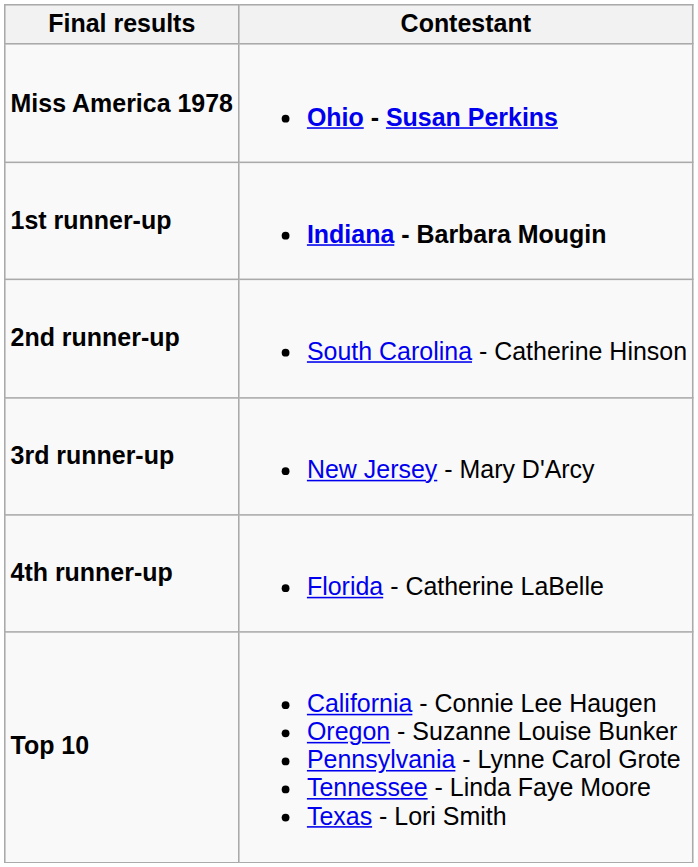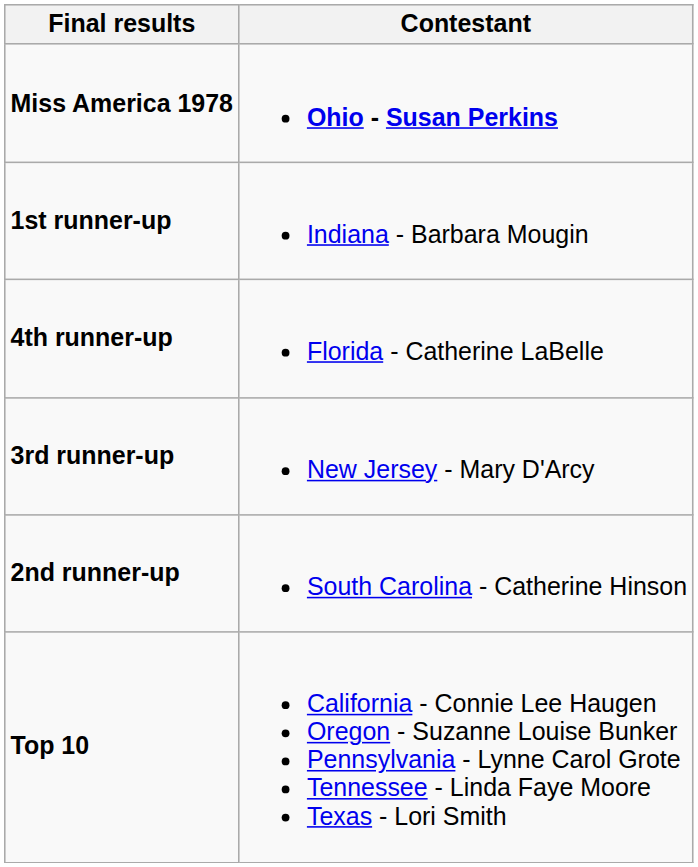(466, 235) bold -> (466, 235) normal
rows swapped: (95, 338) <-> (92, 573)
